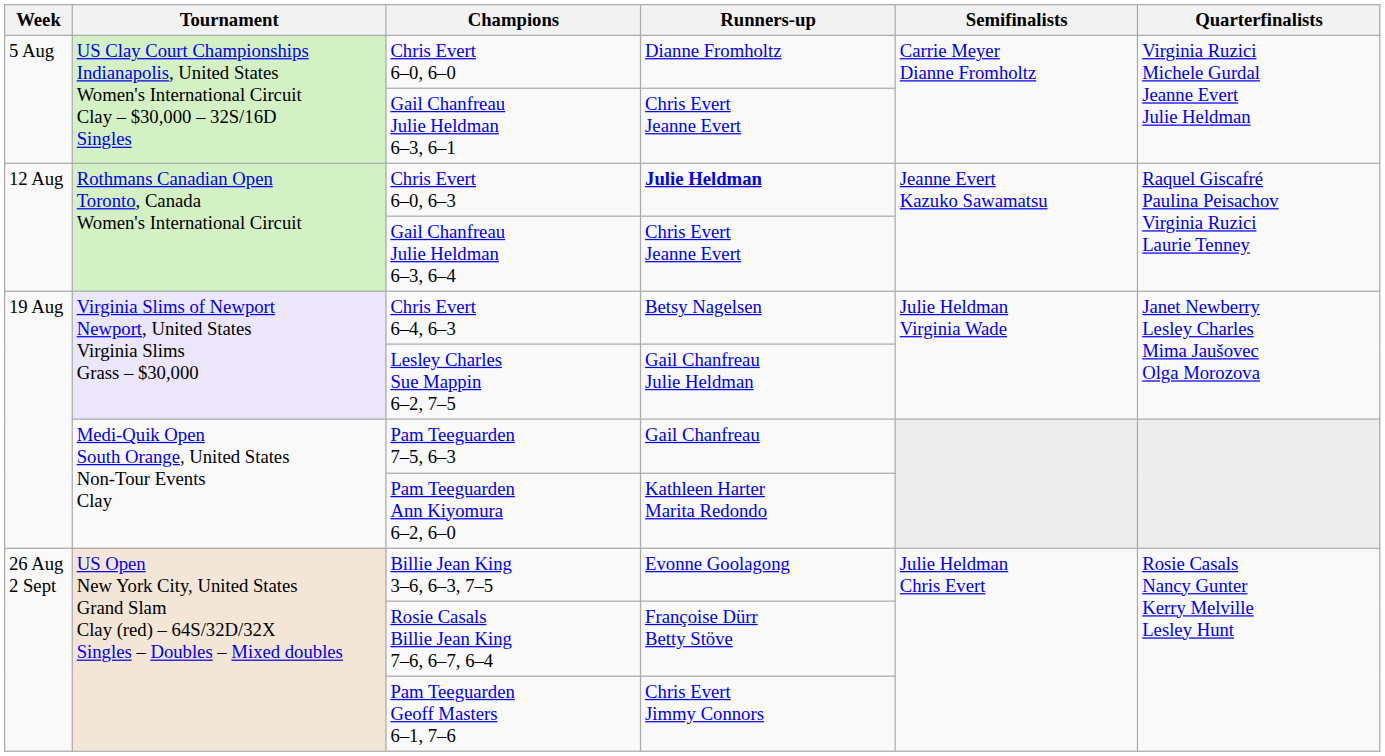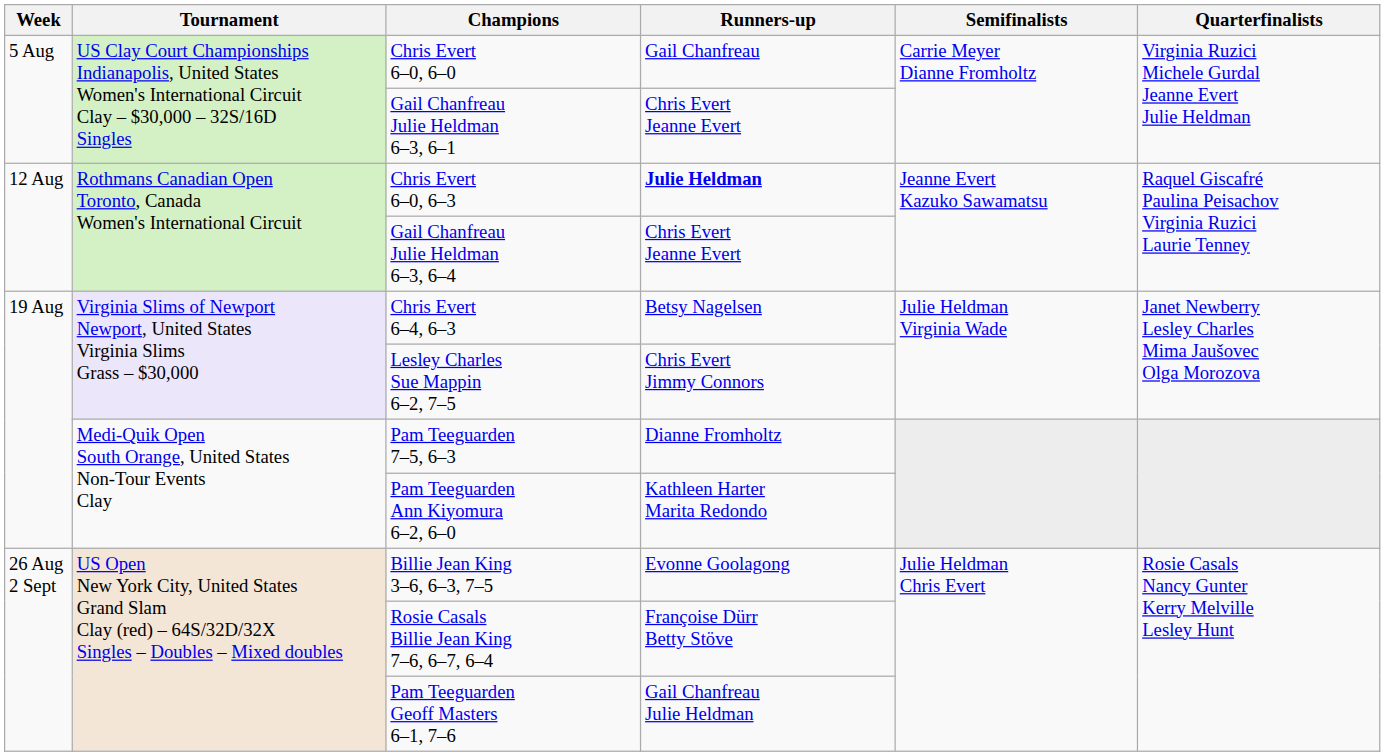(713, 50) Dianne Fromholtz -> (702, 50) Gail Chanfreau
(702, 371) Gail Chanfreau Julie Heldman -> (705, 371) Chris Evert Jimmy Connors
(702, 435) Gail Chanfreau -> (713, 435) Dianne Fromholtz
(705, 702) Chris Evert Jimmy Connors -> (702, 702) Gail Chanfreau Julie Heldman
